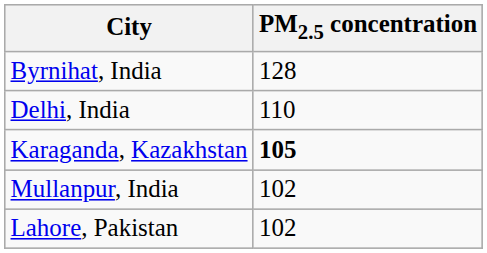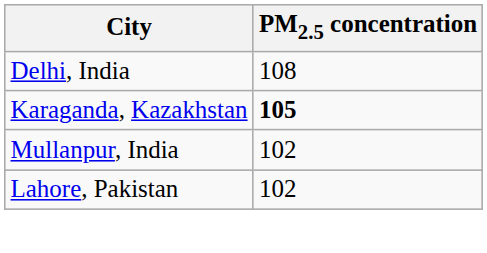- row: (86, 70)
(277, 109) 110 -> (278, 70) 108
